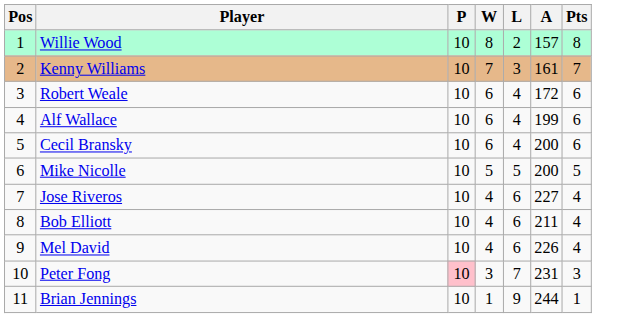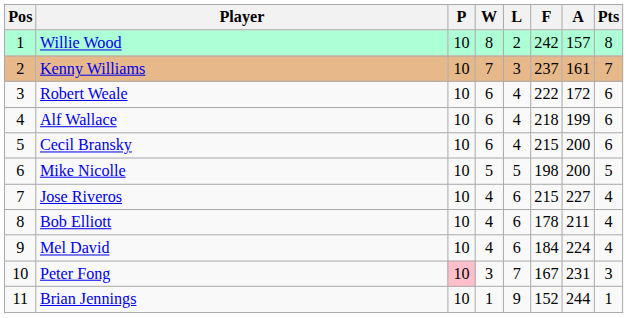+ column: (546, 17)
(546, 247) 226 -> (578, 247) 224
